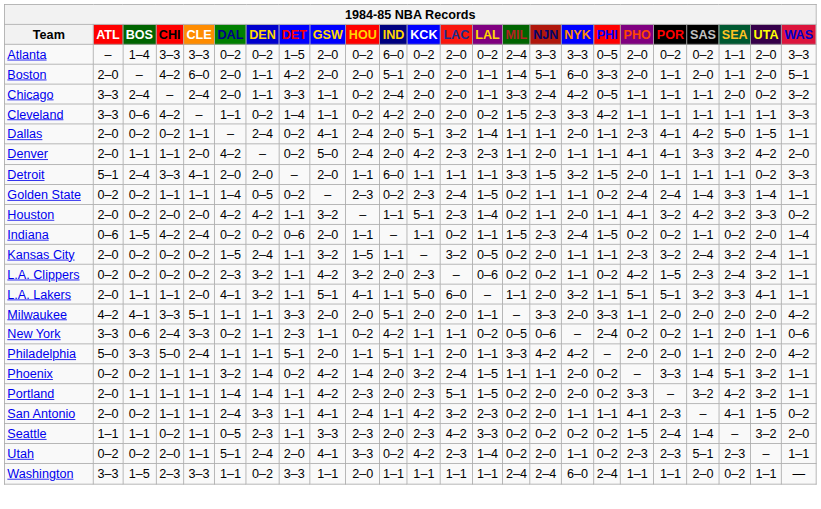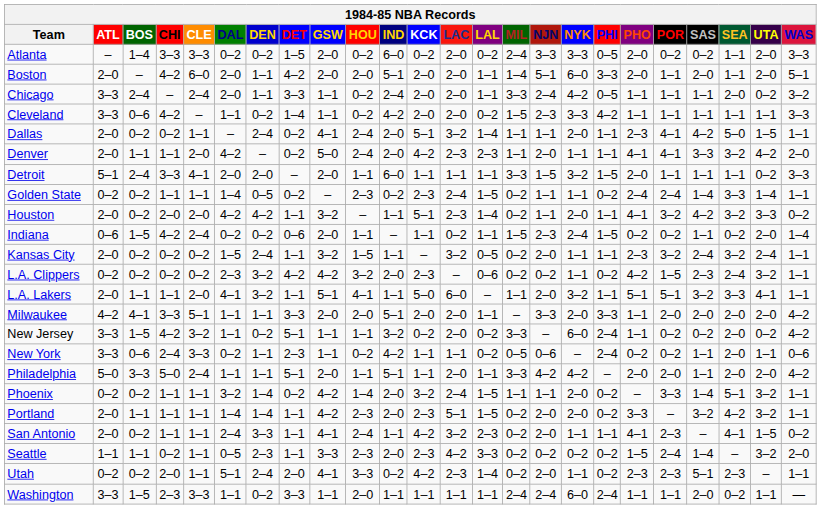(294, 274) 1–1 -> (294, 274) 4–2
+ row: (40, 334)
